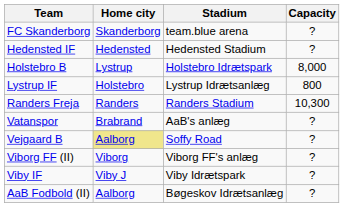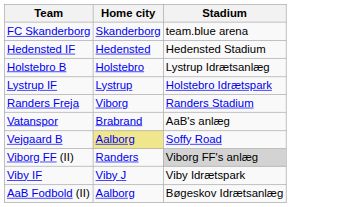- column: (312, 13)
(114, 67) Lystrup -> (120, 67) Holstebro
(219, 67) Holstebro Idrætspark -> (218, 67) Lystrup Idrætsanlæg
(120, 85) Holstebro -> (114, 85) Lystrup
(218, 85) Lystrup Idrætsanlæg -> (219, 85) Holstebro Idrætspark
(117, 103) Randers -> (112, 103) Viborg
(112, 157) Viborg -> (117, 157) Randers
(212, 157) no background -> (212, 157) lightgrey background
